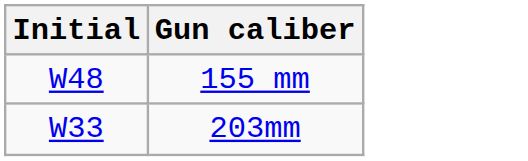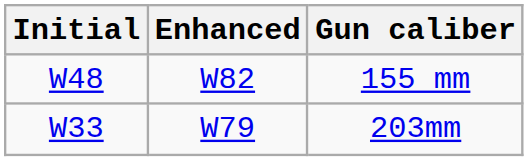+ column: (228, 30)
